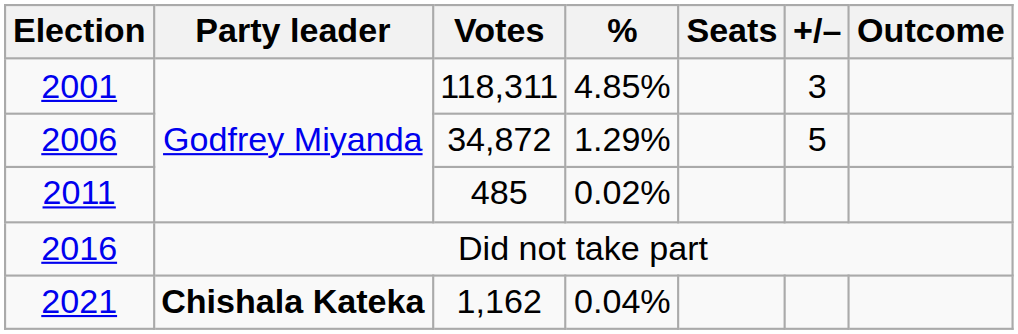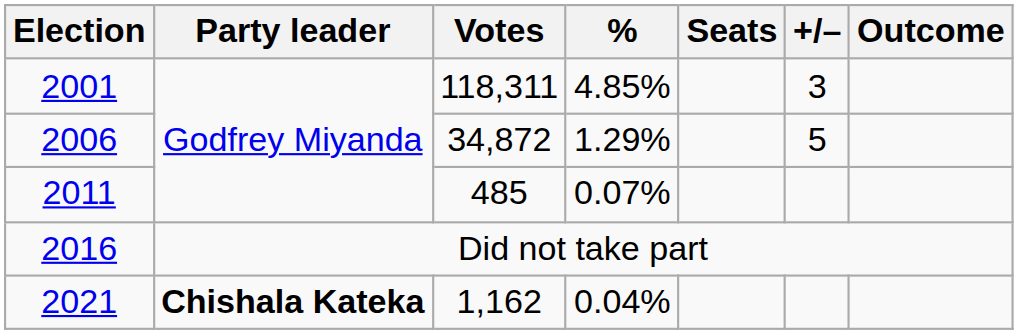(622, 193) 0.02% -> (622, 193) 0.07%
